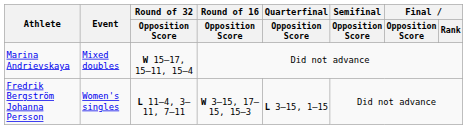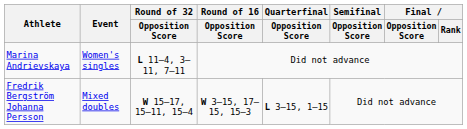(101, 60) Mixed doubles -> (101, 60) Women's singles
(164, 66) W 15–17, 15–11, 15–4 -> (164, 66) L 11–4, 3–11, 7–11
(101, 101) Women's singles -> (101, 101) Mixed doubles
(164, 106) L 11–4, 3–11, 7–11 -> (164, 106) W 15–17, 15–11, 15–4
